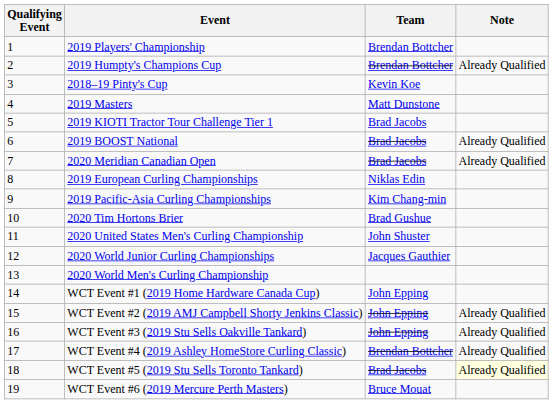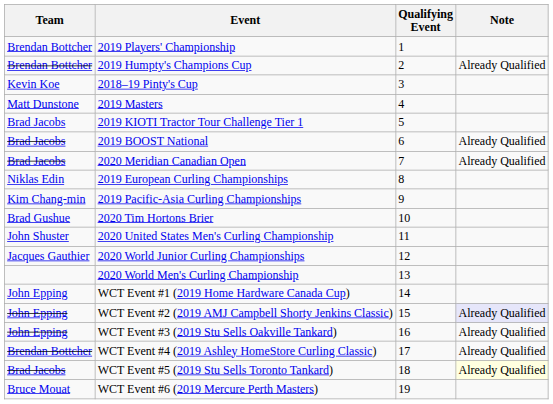columns swapped: (34, 20) <-> (410, 20)
(502, 312) no background -> (502, 312) lavender background
